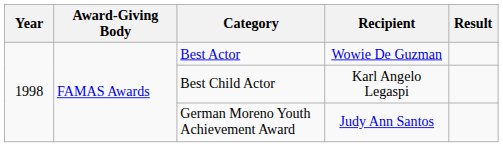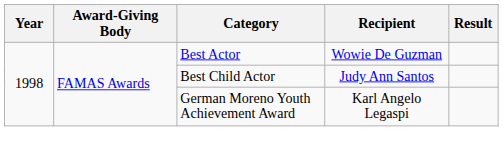(387, 84) Karl Angelo Legaspi -> (387, 76) Judy Ann Santos
(387, 122) Judy Ann Santos -> (387, 106) Karl Angelo Legaspi
